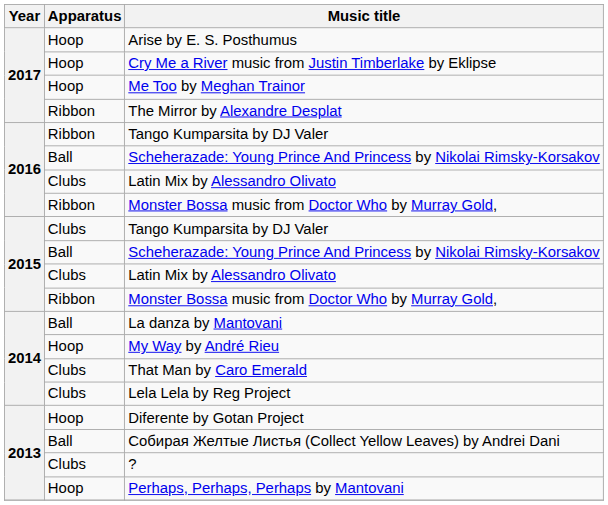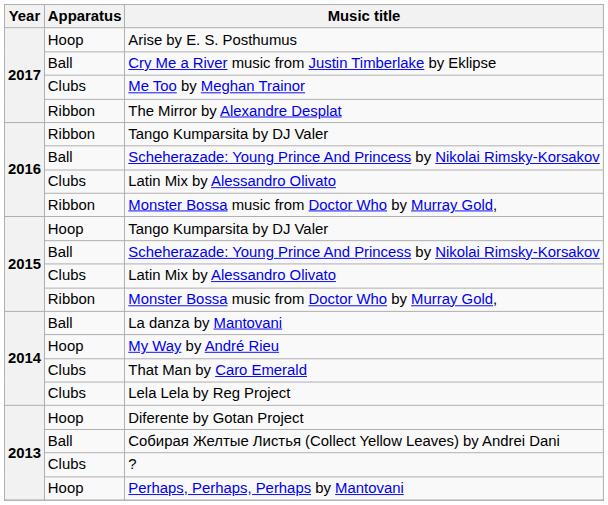(66, 63) Hoop -> (60, 63) Ball
(66, 87) Hoop -> (67, 87) Clubs
(67, 228) Clubs -> (66, 228) Hoop
